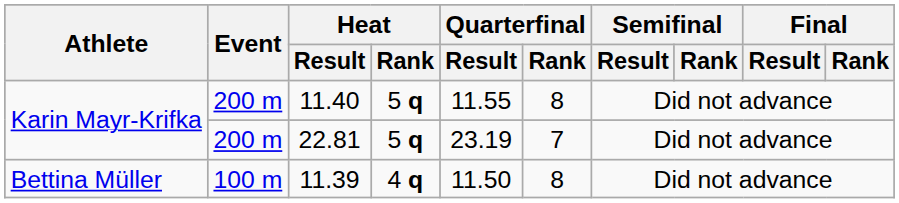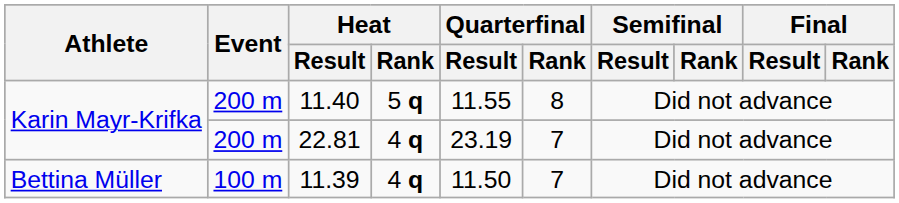(405, 140) 5 q -> (405, 140) 4 q
(557, 179) 8 -> (557, 179) 7
